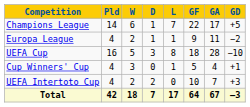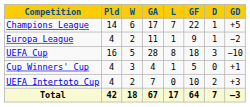columns swapped: (153, 11) <-> (215, 11)
